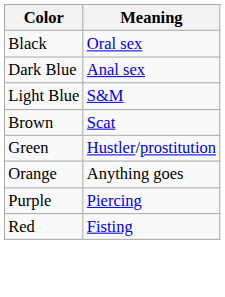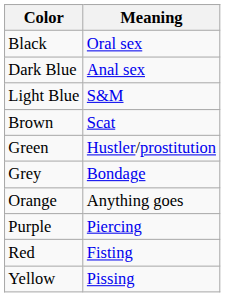+ row: (25, 174)
+ row: (32, 278)
